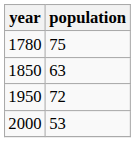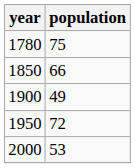(58, 70) 63 -> (58, 70) 66
+ row: (25, 96)
